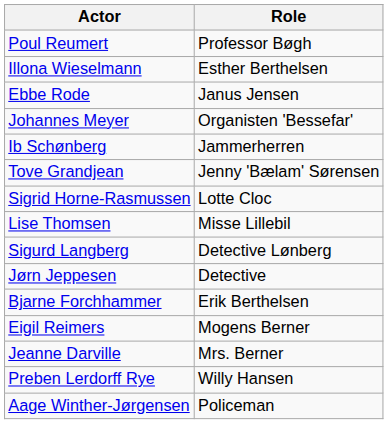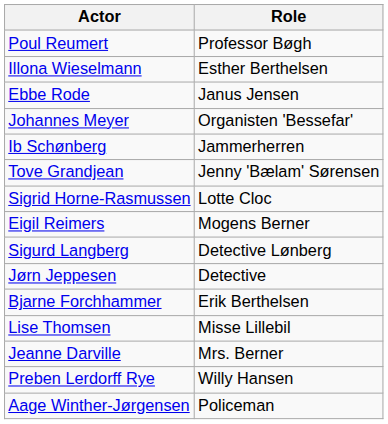rows swapped: (59, 224) <-> (56, 328)
